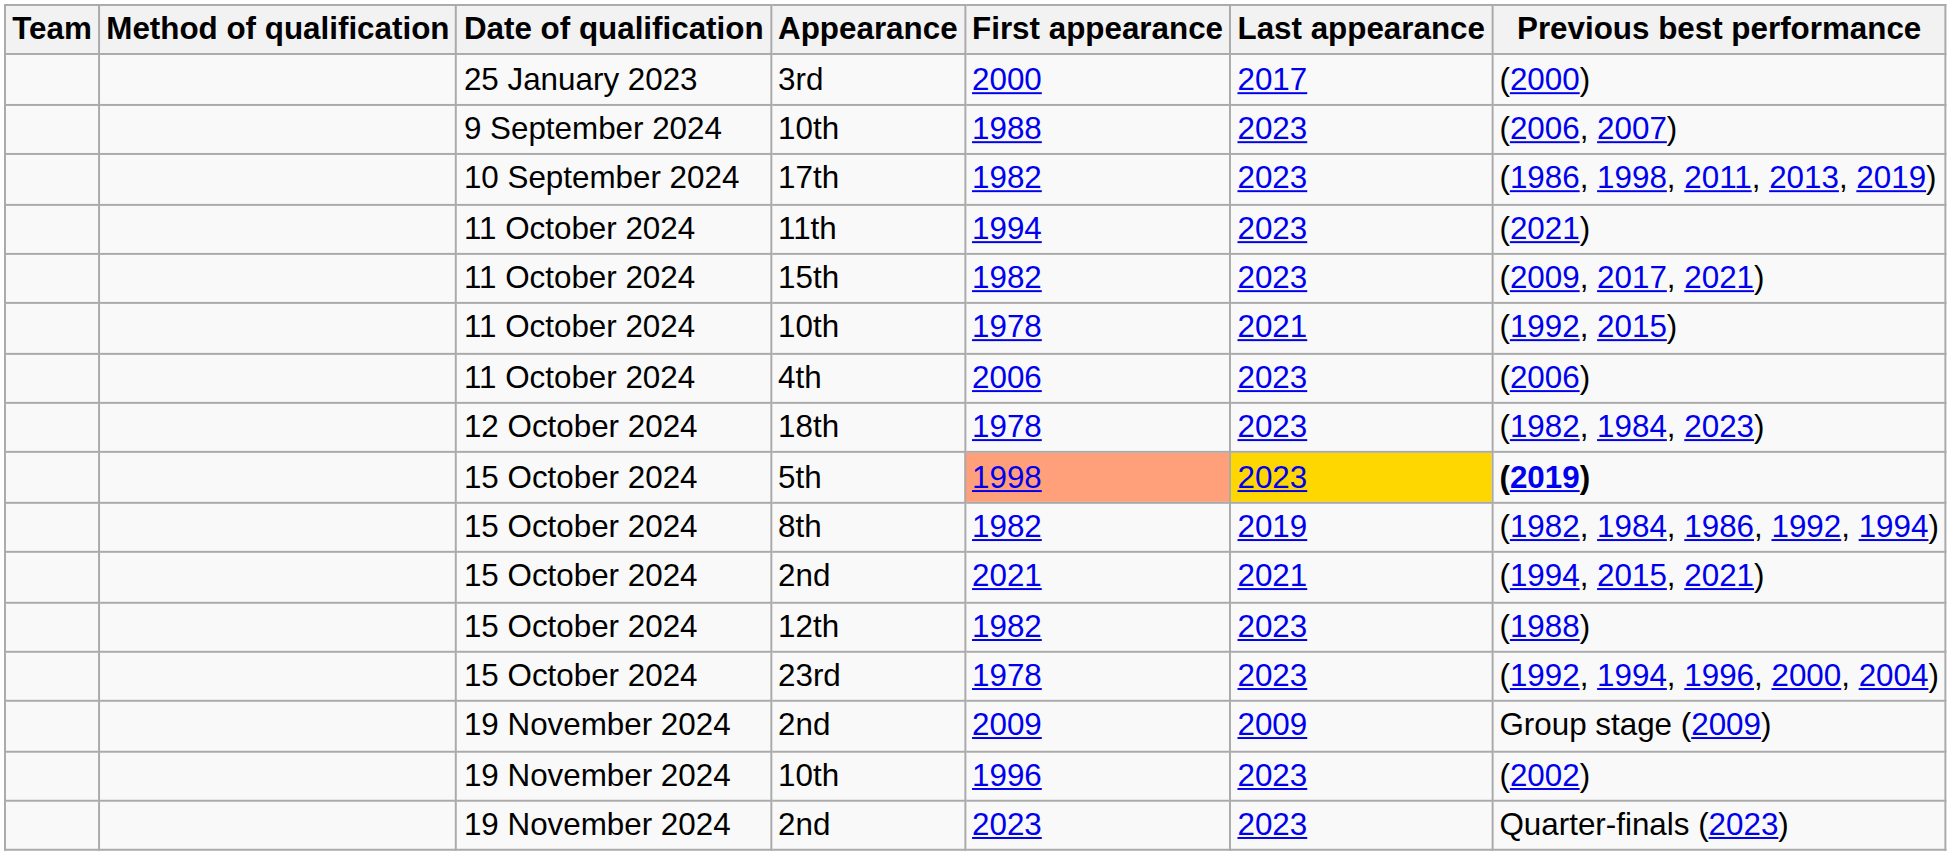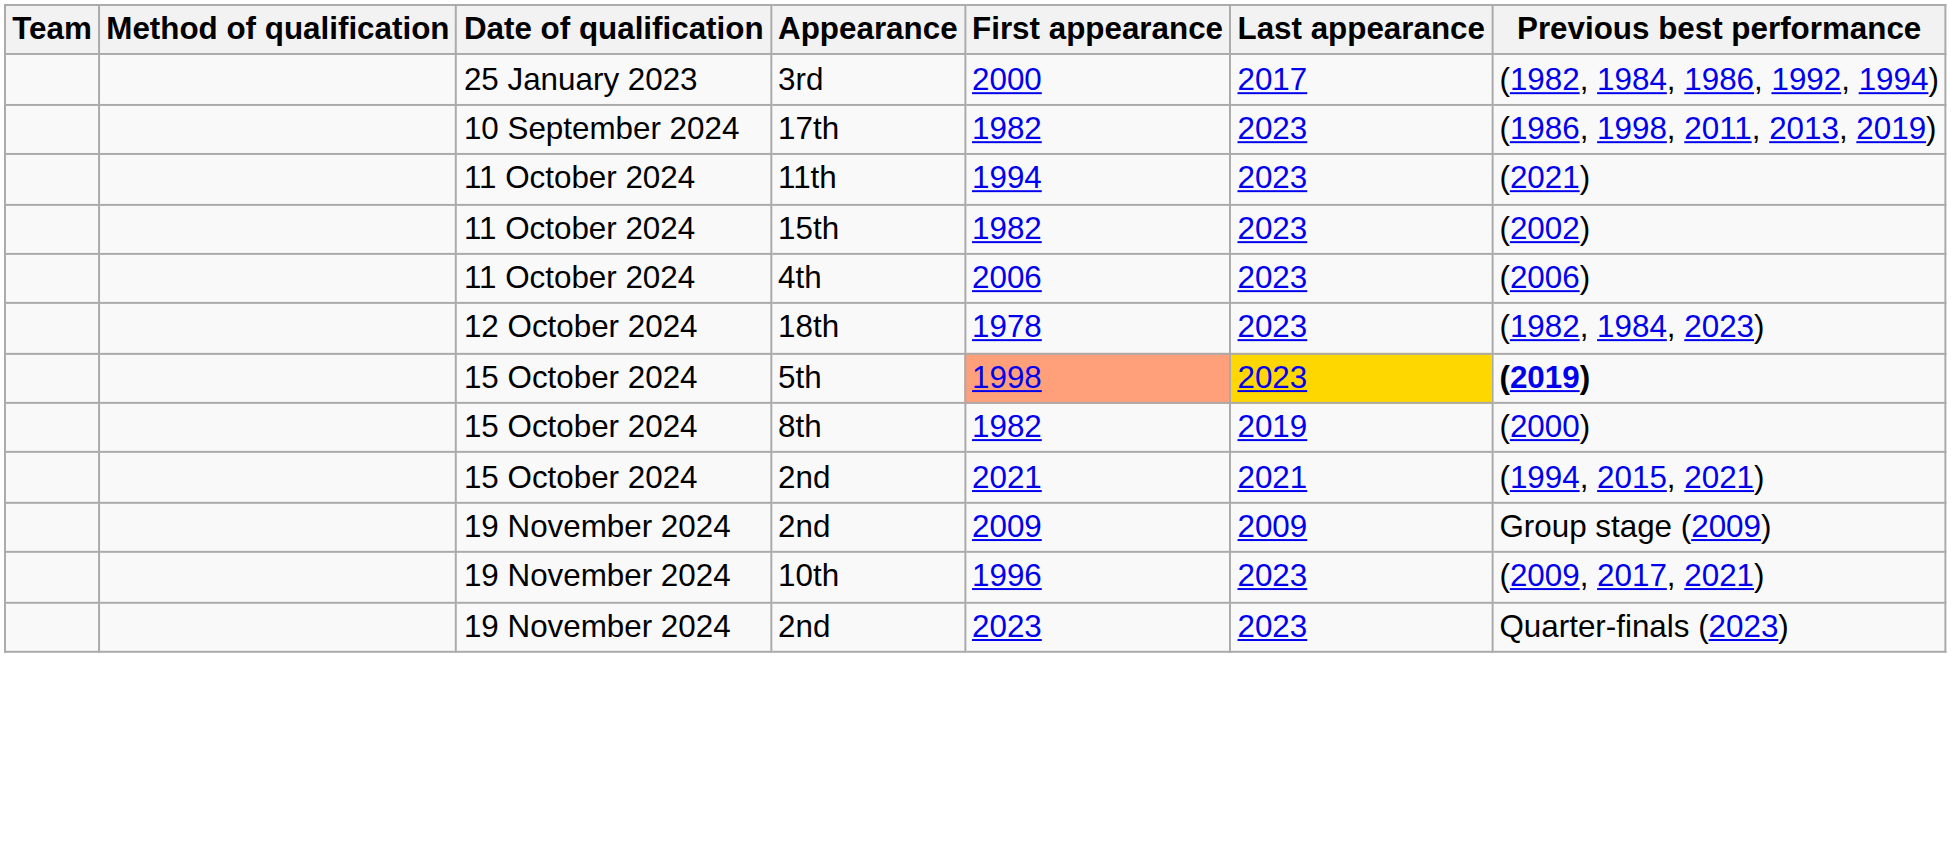(1545, 79) (2000) -> (1719, 79) (1982, 1984, 1986, 1992, 1994)
- row: (593, 128)
(1632, 278) (2009, 2017, 2021) -> (1545, 228) (2002)
- row: (580, 327)
(1719, 526) (1982, 1984, 1986, 1992, 1994) -> (1545, 427) (2000)
- row: (581, 626)
- row: (581, 675)
(1545, 775) (2002) -> (1632, 576) (2009, 2017, 2021)
